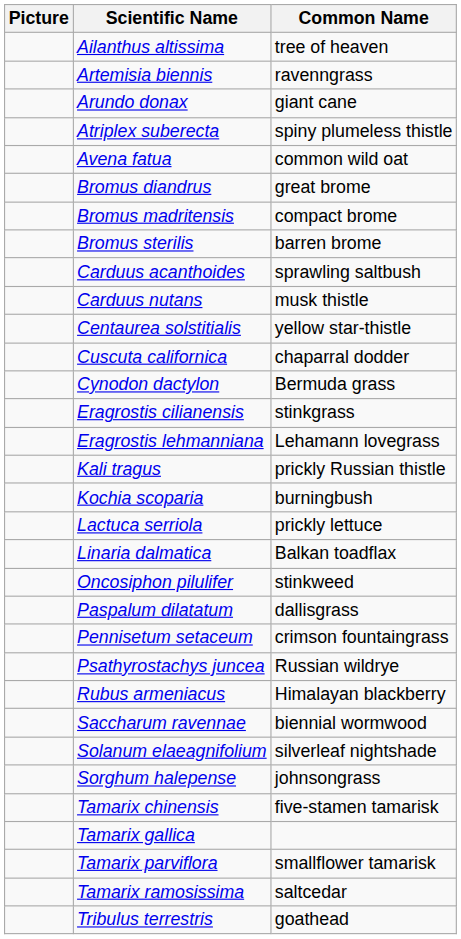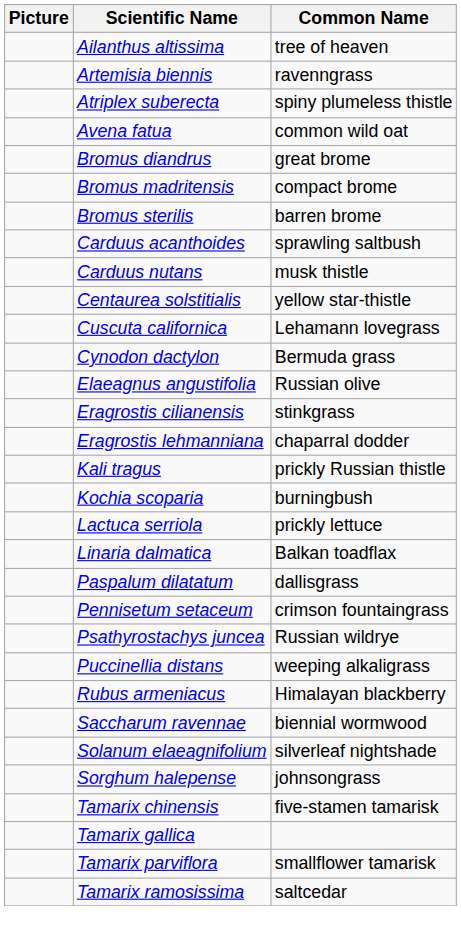- row: (132, 103)
(342, 356) chaparral dodder -> (357, 328) Lehamann lovegrass
+ row: (166, 384)
(357, 441) Lehamann lovegrass -> (342, 441) chaparral dodder
- row: (155, 581)
+ row: (150, 666)
- row: (145, 919)
